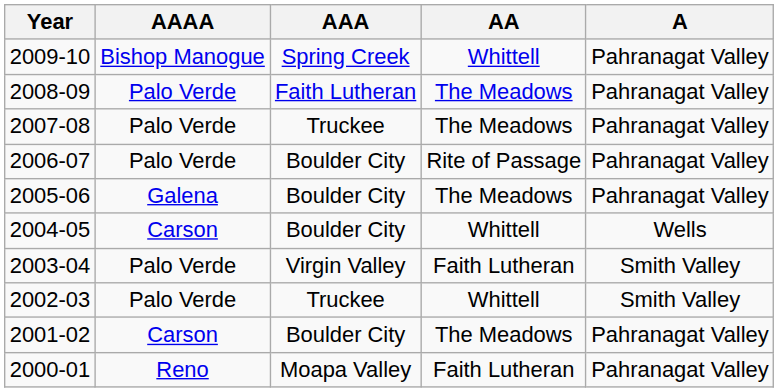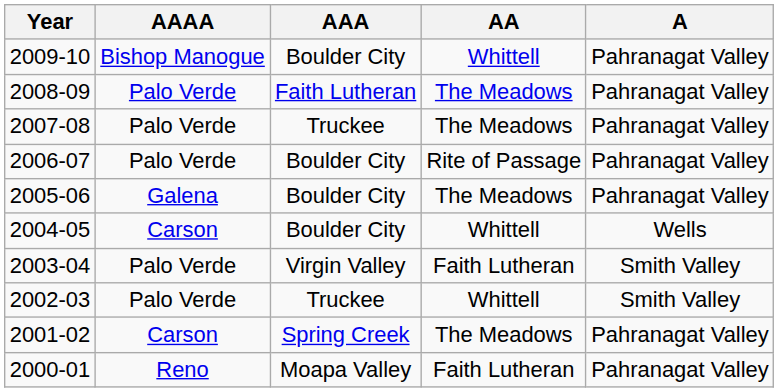(346, 56) Spring Creek -> (346, 56) Boulder City
(346, 334) Boulder City -> (346, 334) Spring Creek
